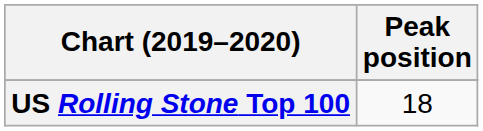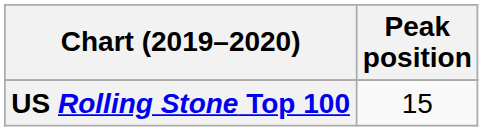(417, 102) 18 -> (417, 102) 15
